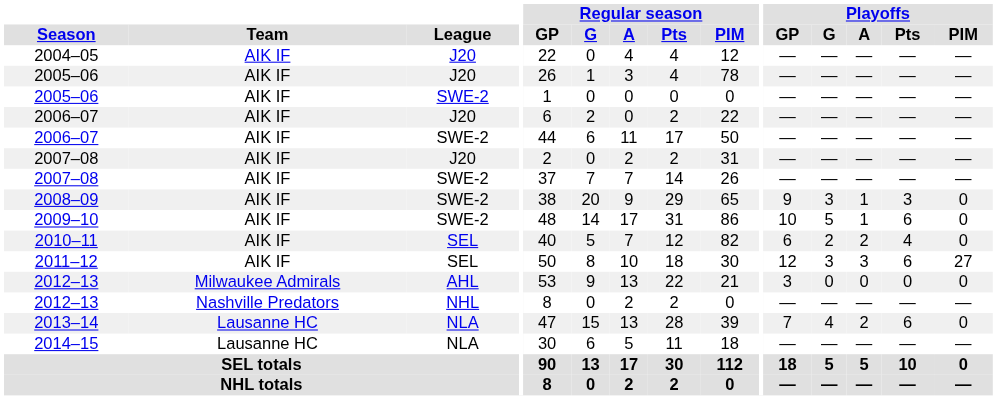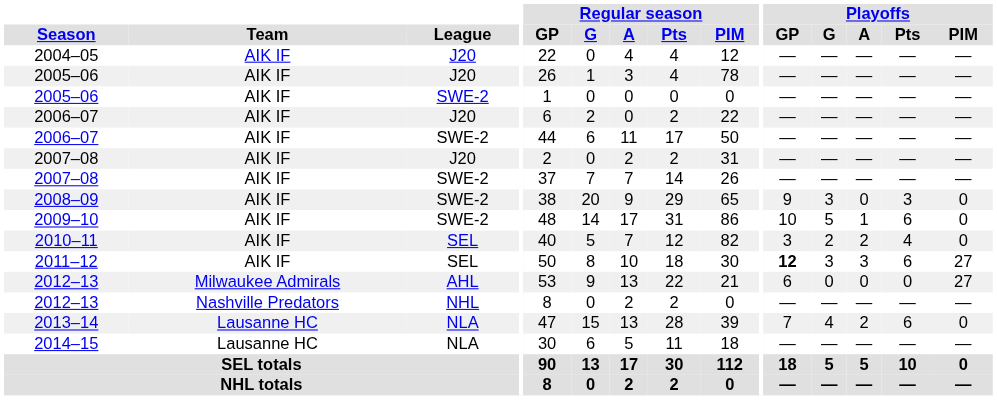(864, 199) 1 -> (864, 199) 0
(787, 240) 6 -> (787, 240) 3
(787, 261) normal -> (787, 261) bold
(787, 282) 3 -> (787, 282) 6
(963, 282) 0 -> (963, 282) 27
